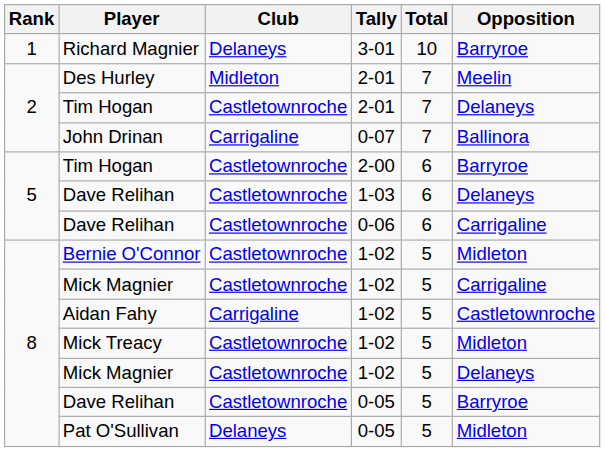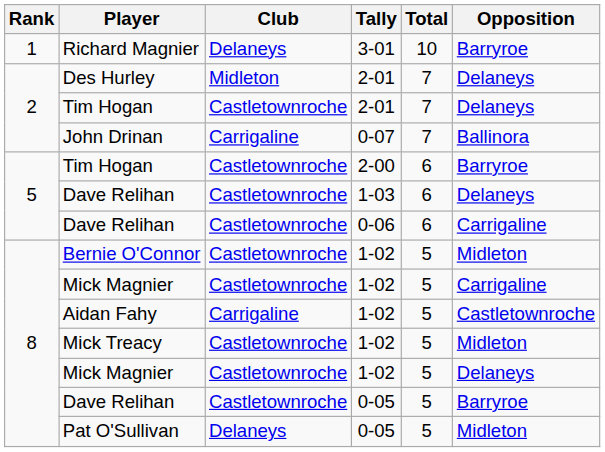(484, 78) Meelin -> (495, 78) Delaneys
